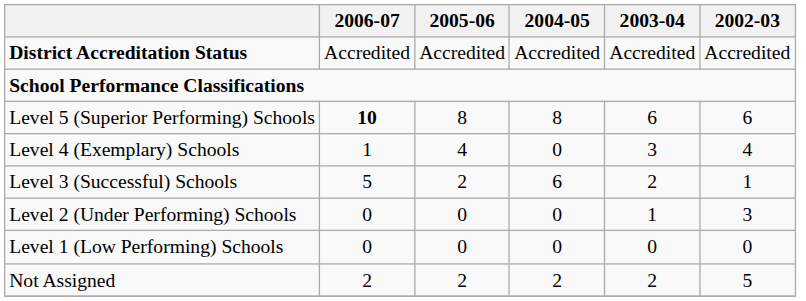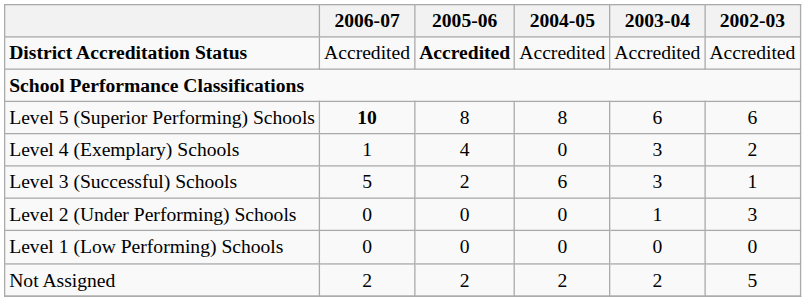(462, 53) normal -> (465, 53) bold
(747, 150) 4 -> (752, 150) 2
(652, 182) 2 -> (657, 182) 3
